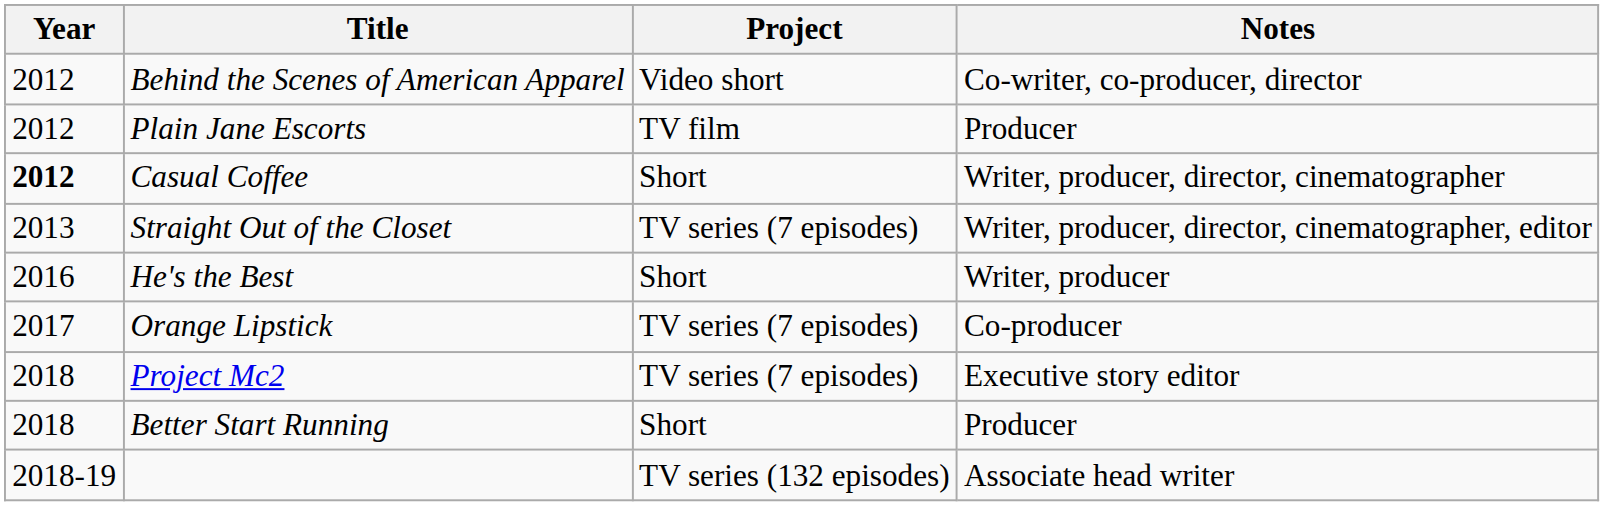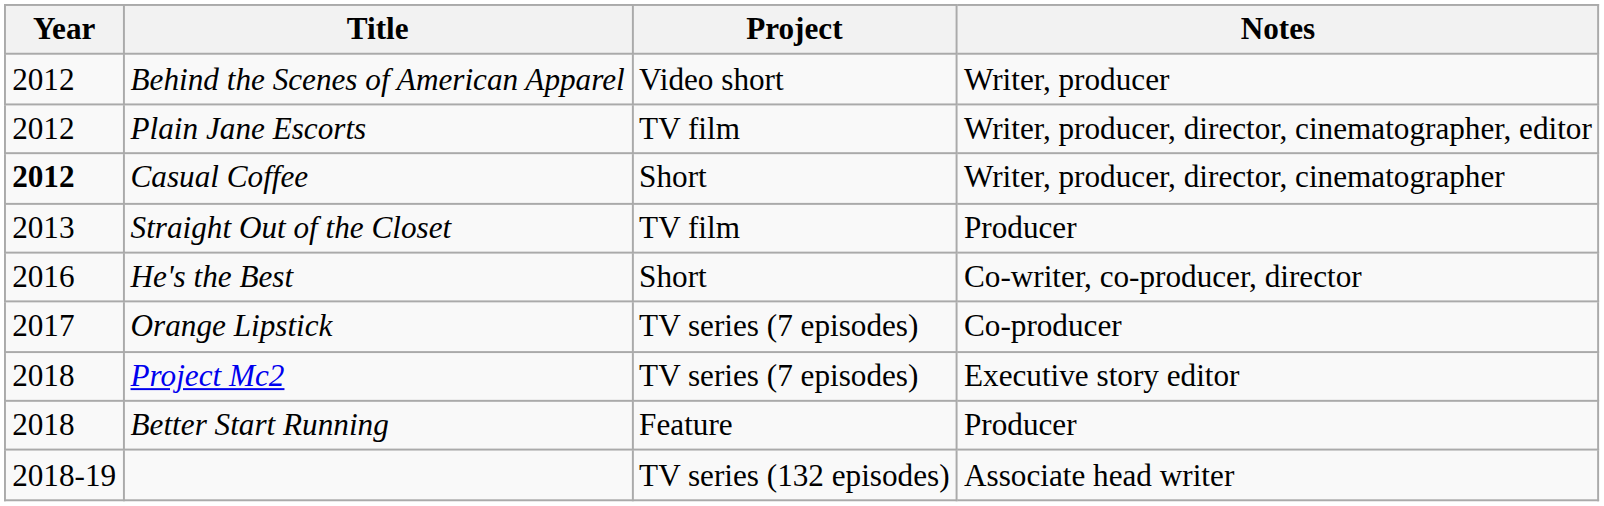(1163, 78) Co-writer, co-producer, director -> (1067, 78) Writer, producer
(1020, 128) Producer -> (1278, 128) Writer, producer, director, cinematographer, editor
(779, 227) TV series (7 episodes) -> (690, 227) TV film
(1278, 227) Writer, producer, director, cinematographer, editor -> (1020, 227) Producer
(1067, 276) Writer, producer -> (1163, 276) Co-writer, co-producer, director
(673, 425) Short -> (686, 425) Feature
